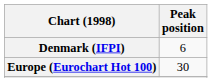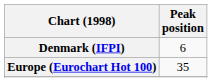(183, 67) 30 -> (183, 67) 35
